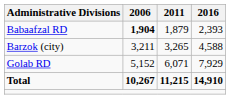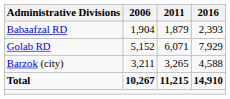(143, 30) bold -> (143, 30) normal
rows swapped: (29, 64) <-> (35, 47)
